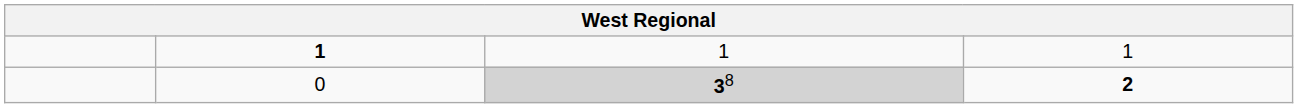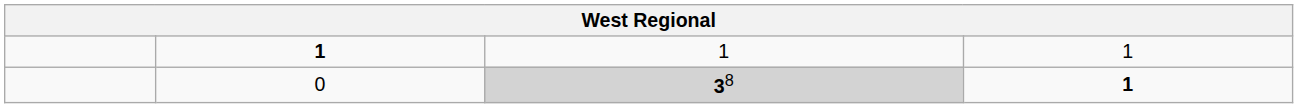(1128, 85) 2 -> (1128, 85) 1
